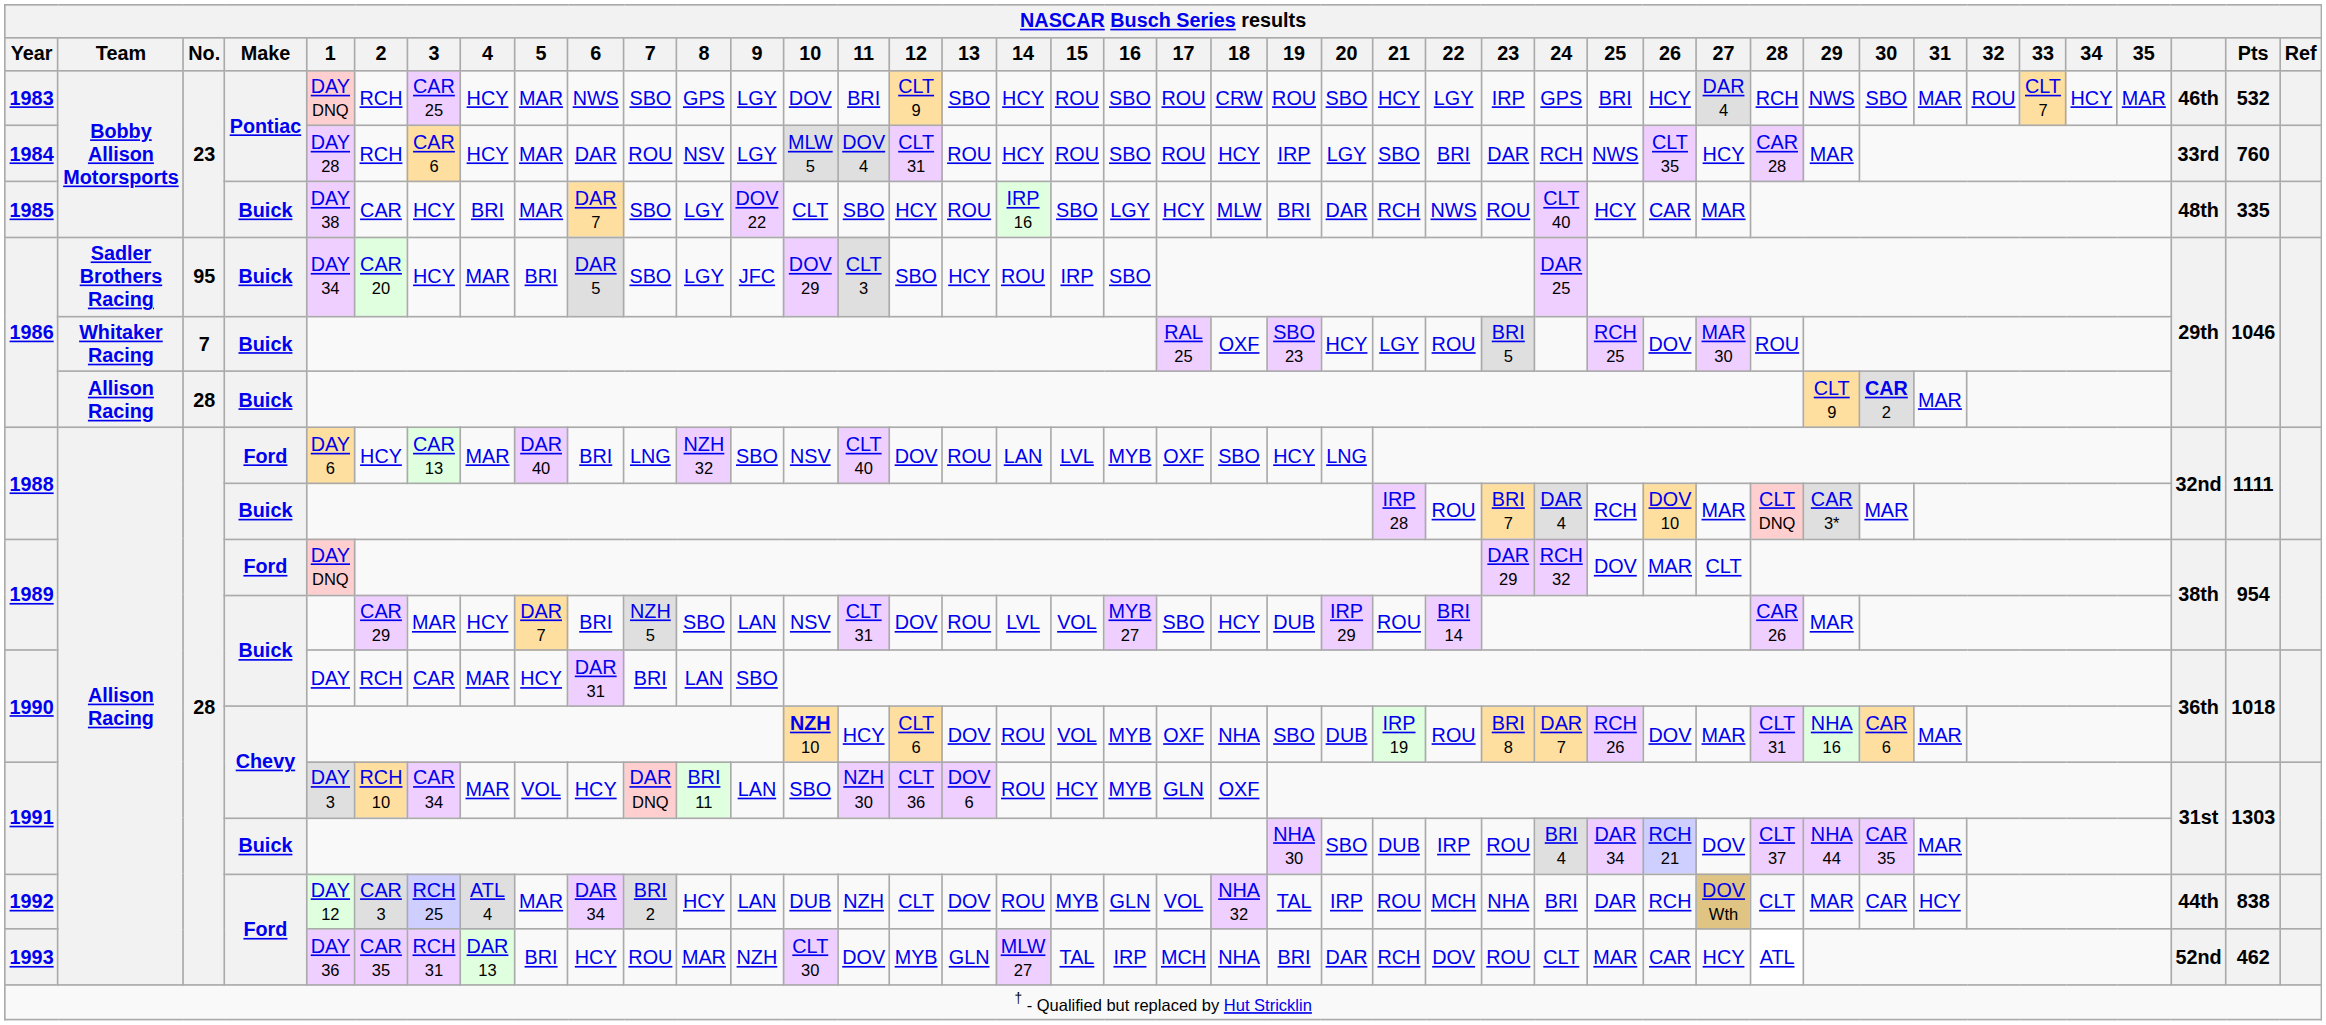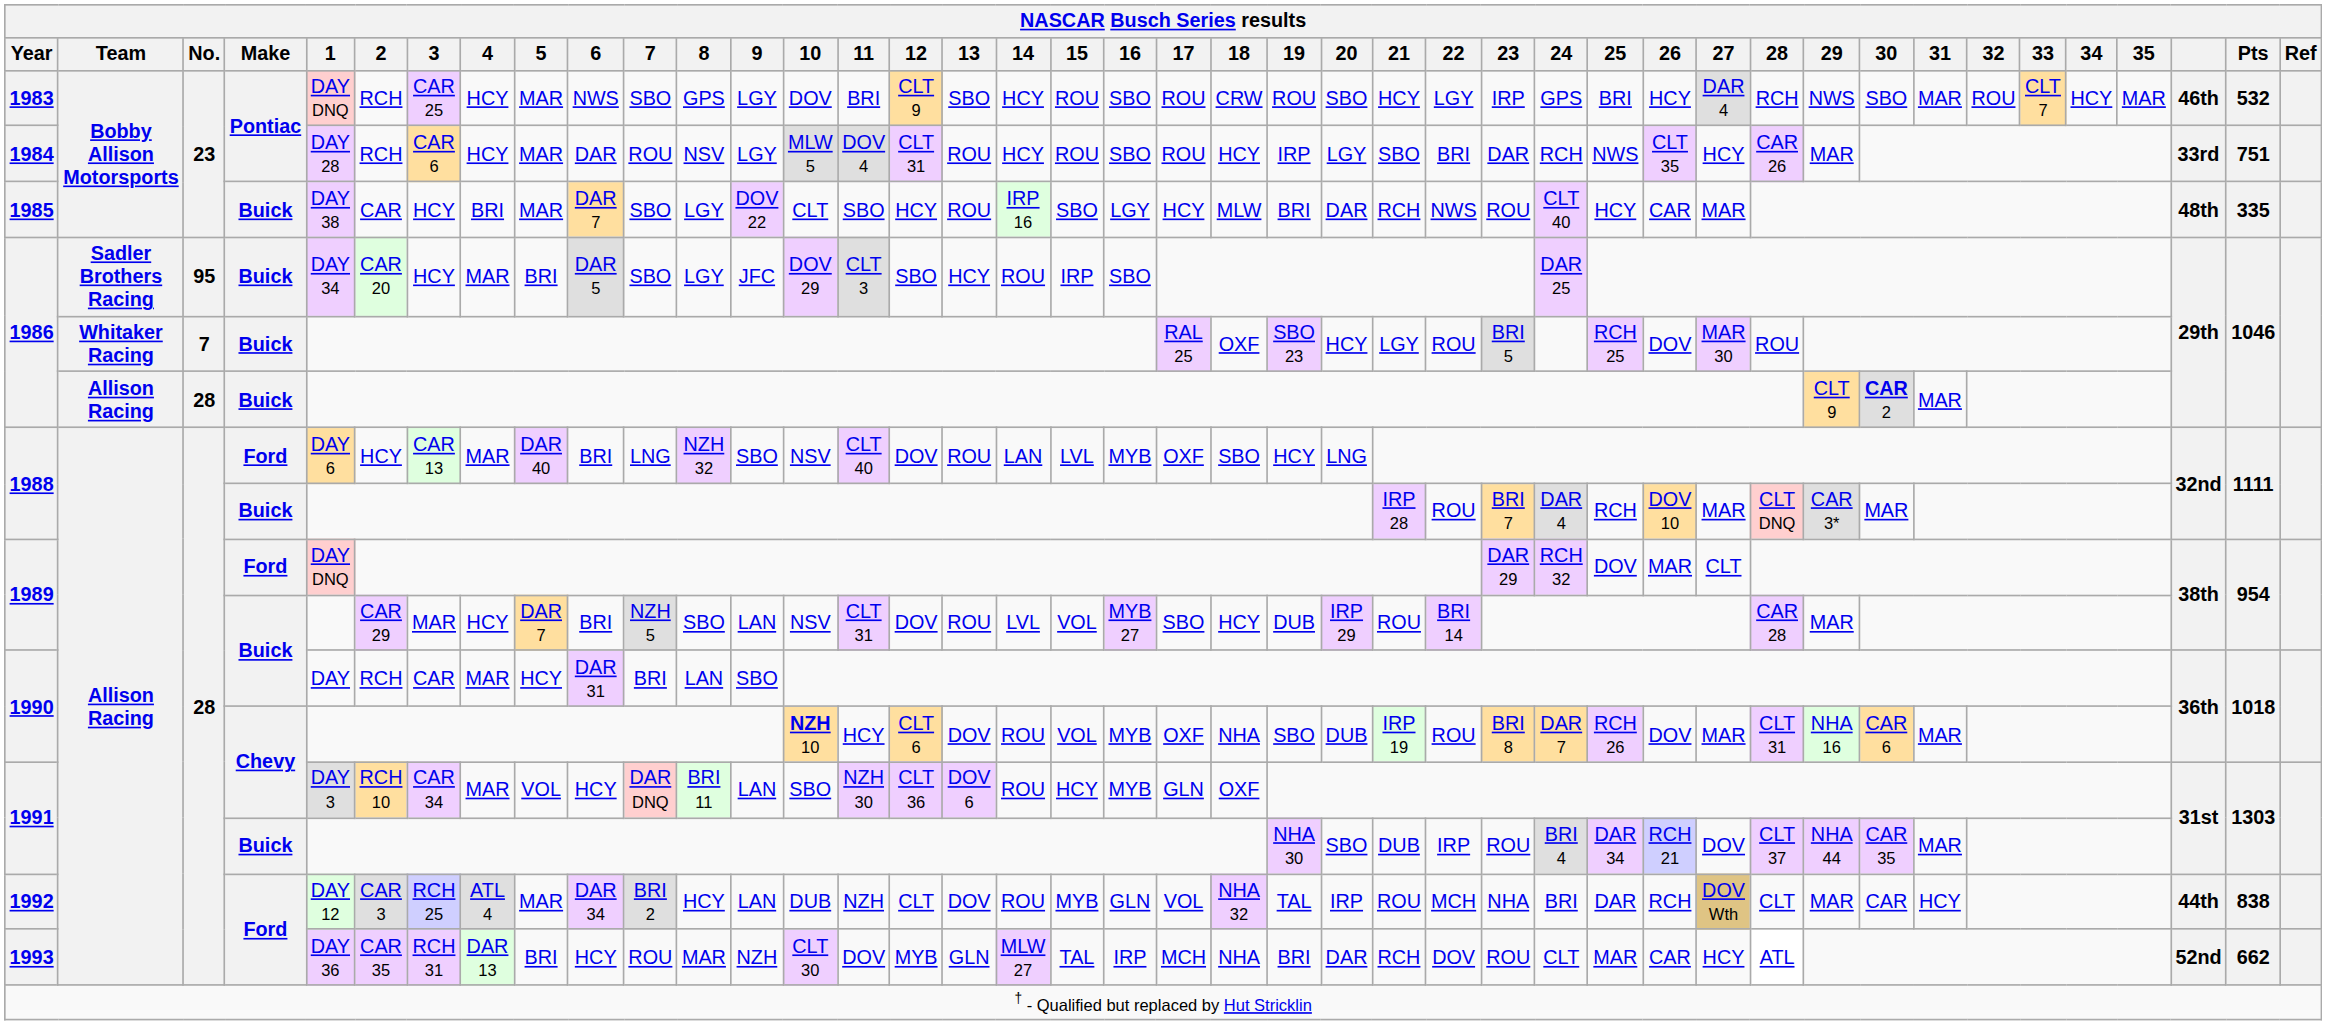(1777, 153) CAR 28 -> (1777, 153) CAR 26
(2253, 154) 760 -> (2253, 154) 751
(1777, 622) CAR 26 -> (1777, 622) CAR 28
(2253, 957) 462 -> (2253, 957) 662
